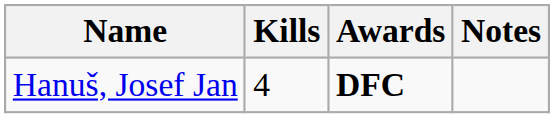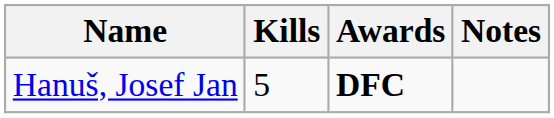(262, 84) 4 -> (262, 84) 5
